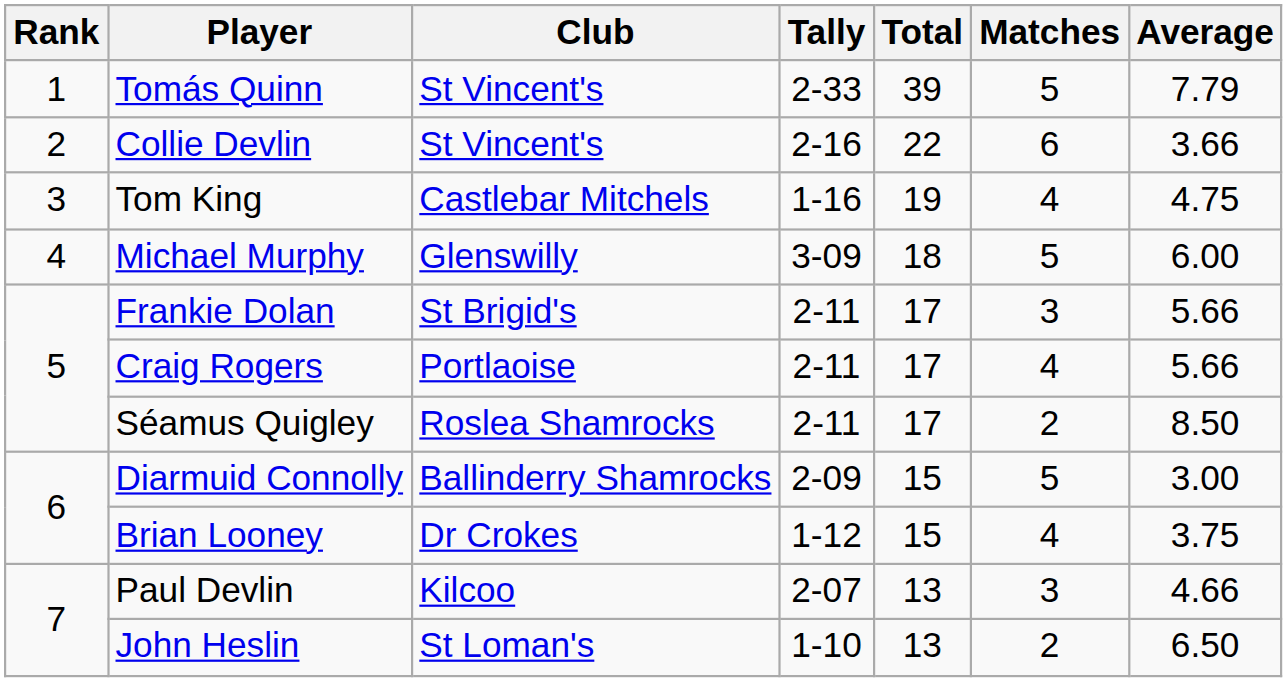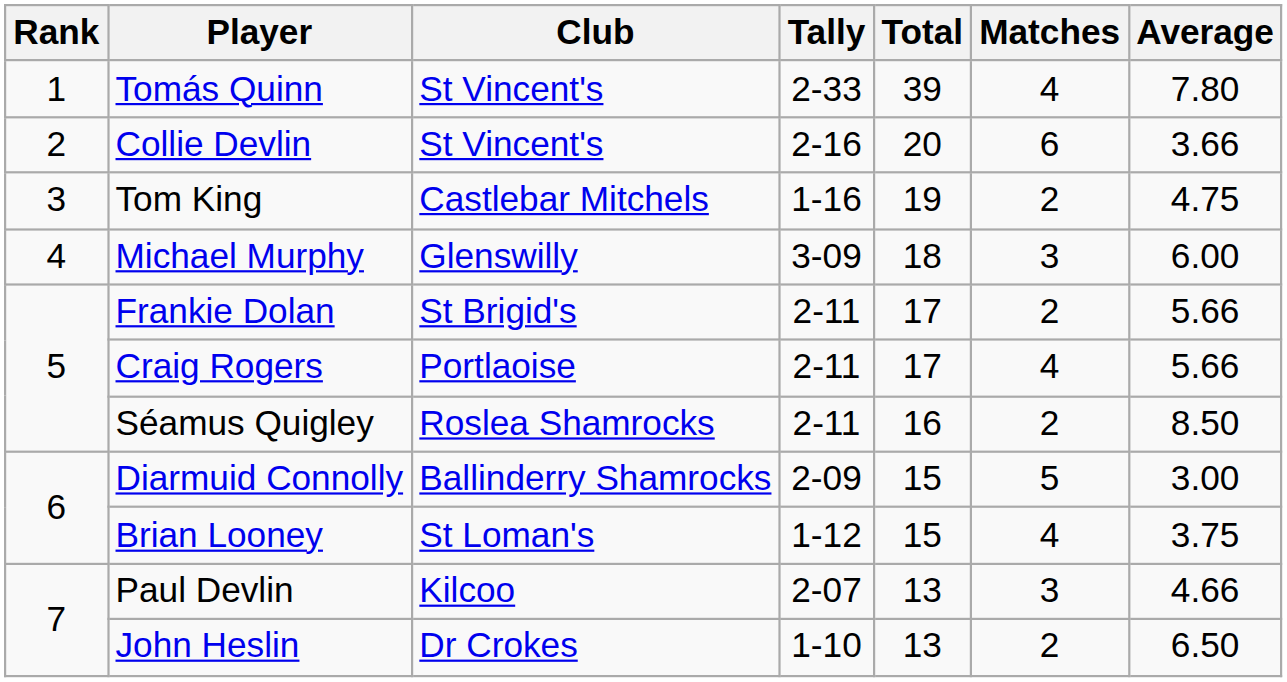(1050, 88) 5 -> (1050, 88) 4
(1205, 88) 7.79 -> (1205, 88) 7.80
(922, 144) 22 -> (922, 144) 20
(1050, 199) 4 -> (1050, 199) 2
(1050, 255) 5 -> (1050, 255) 3
(1050, 311) 3 -> (1050, 311) 2
(922, 423) 17 -> (922, 423) 16
(499, 534) Dr Crokes -> (507, 534) St Loman's
(507, 646) St Loman's -> (499, 646) Dr Crokes
